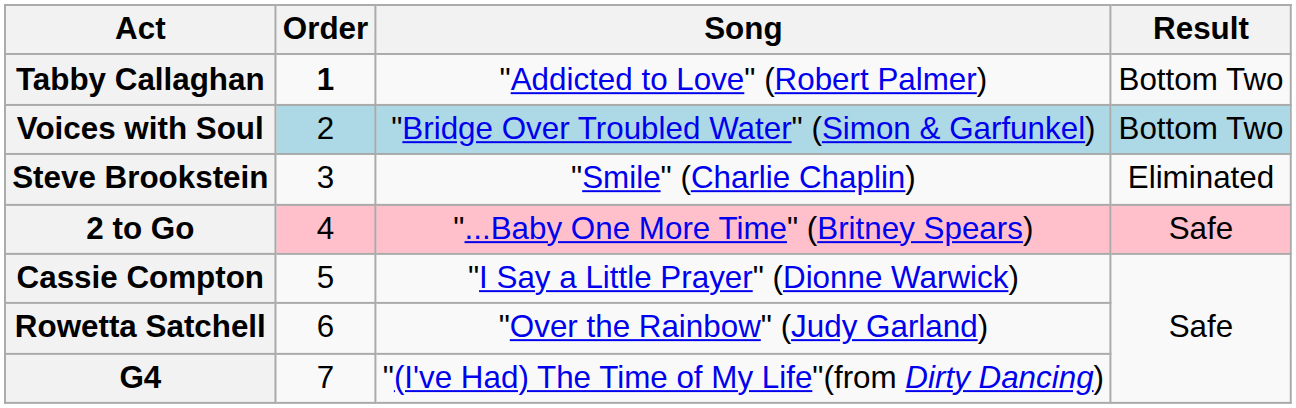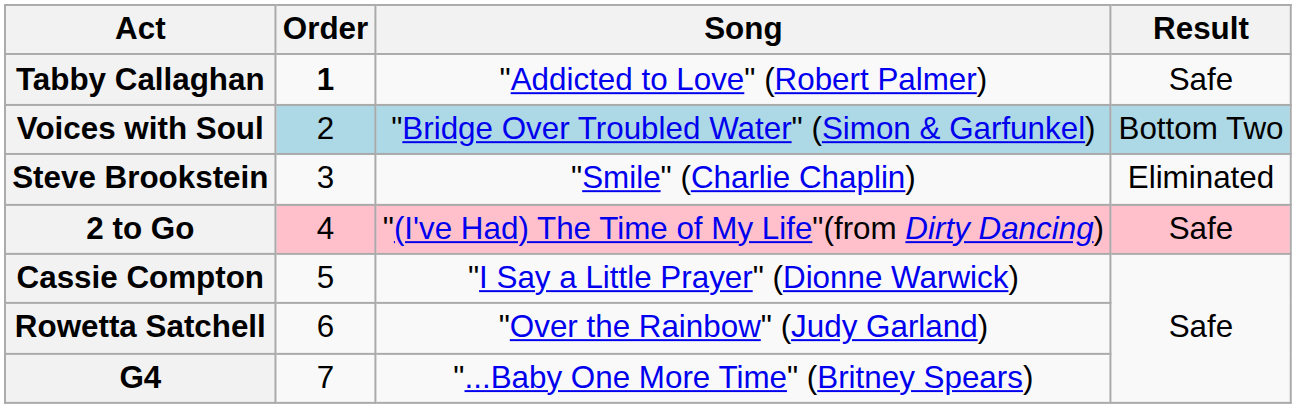(1201, 79) Bottom Two -> (1201, 79) Safe
(743, 228) "...Baby One More Time" (Britney Spears) -> (743, 228) "(I've Had) The Time of My Life"(from Dirty Dancing)
(743, 377) "(I've Had) The Time of My Life"(from Dirty Dancing) -> (743, 377) "...Baby One More Time" (Britney Spears)
